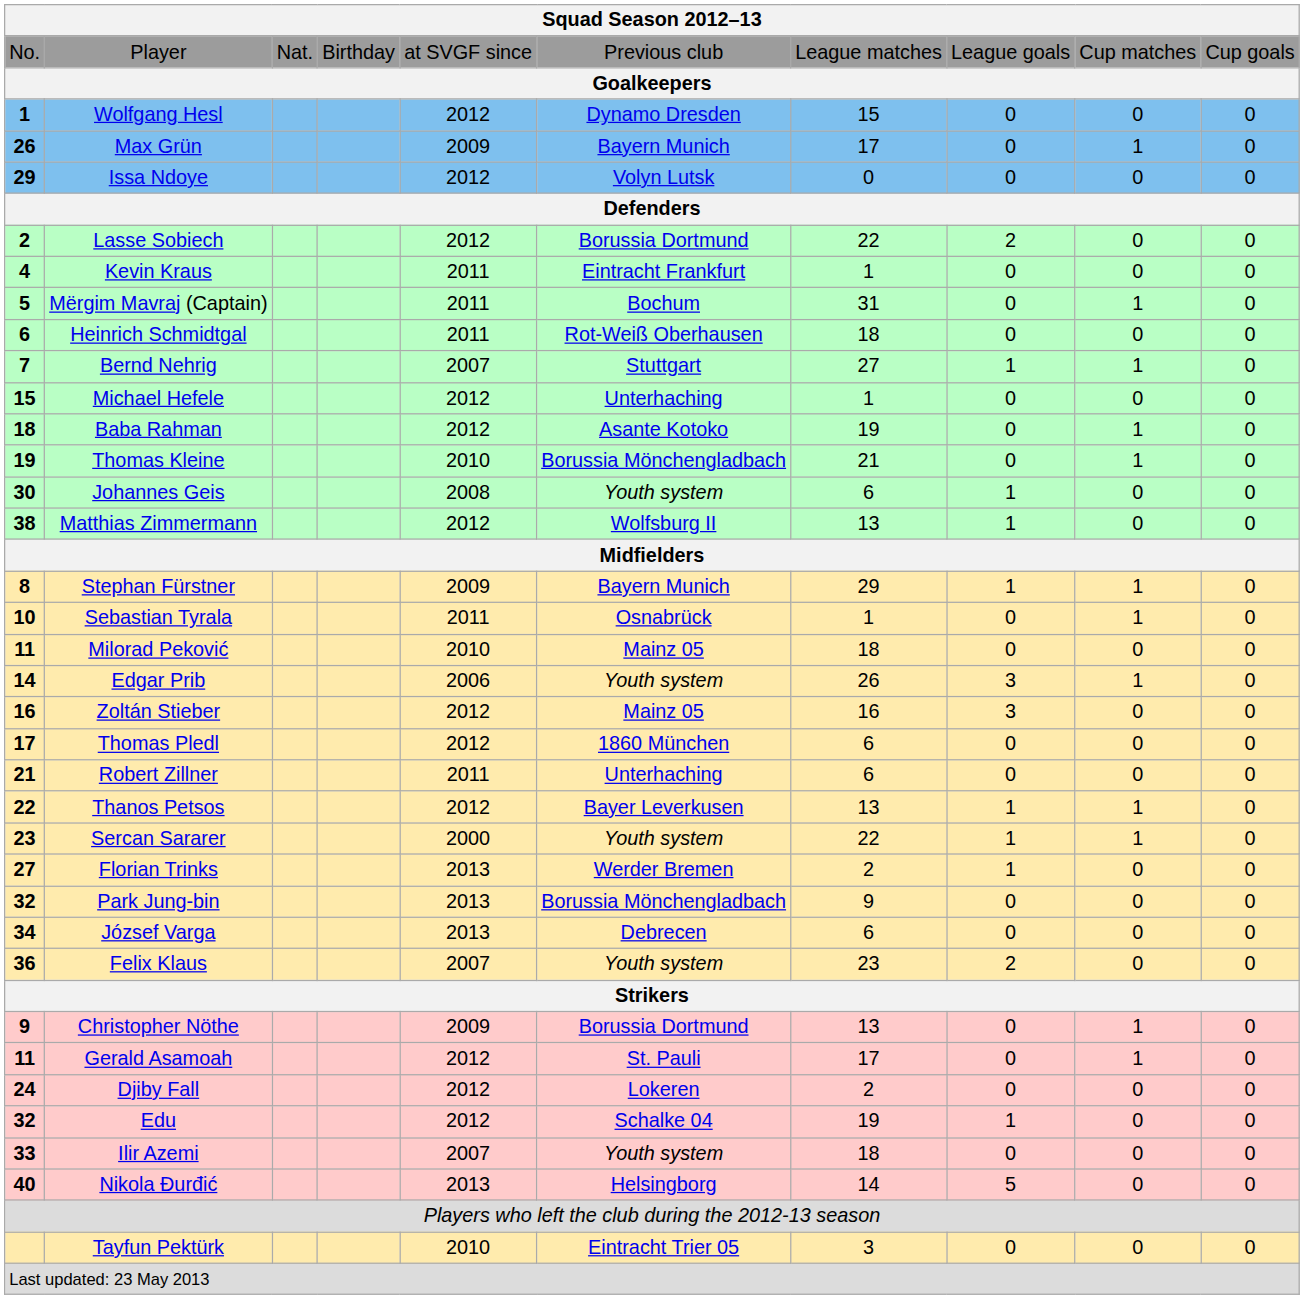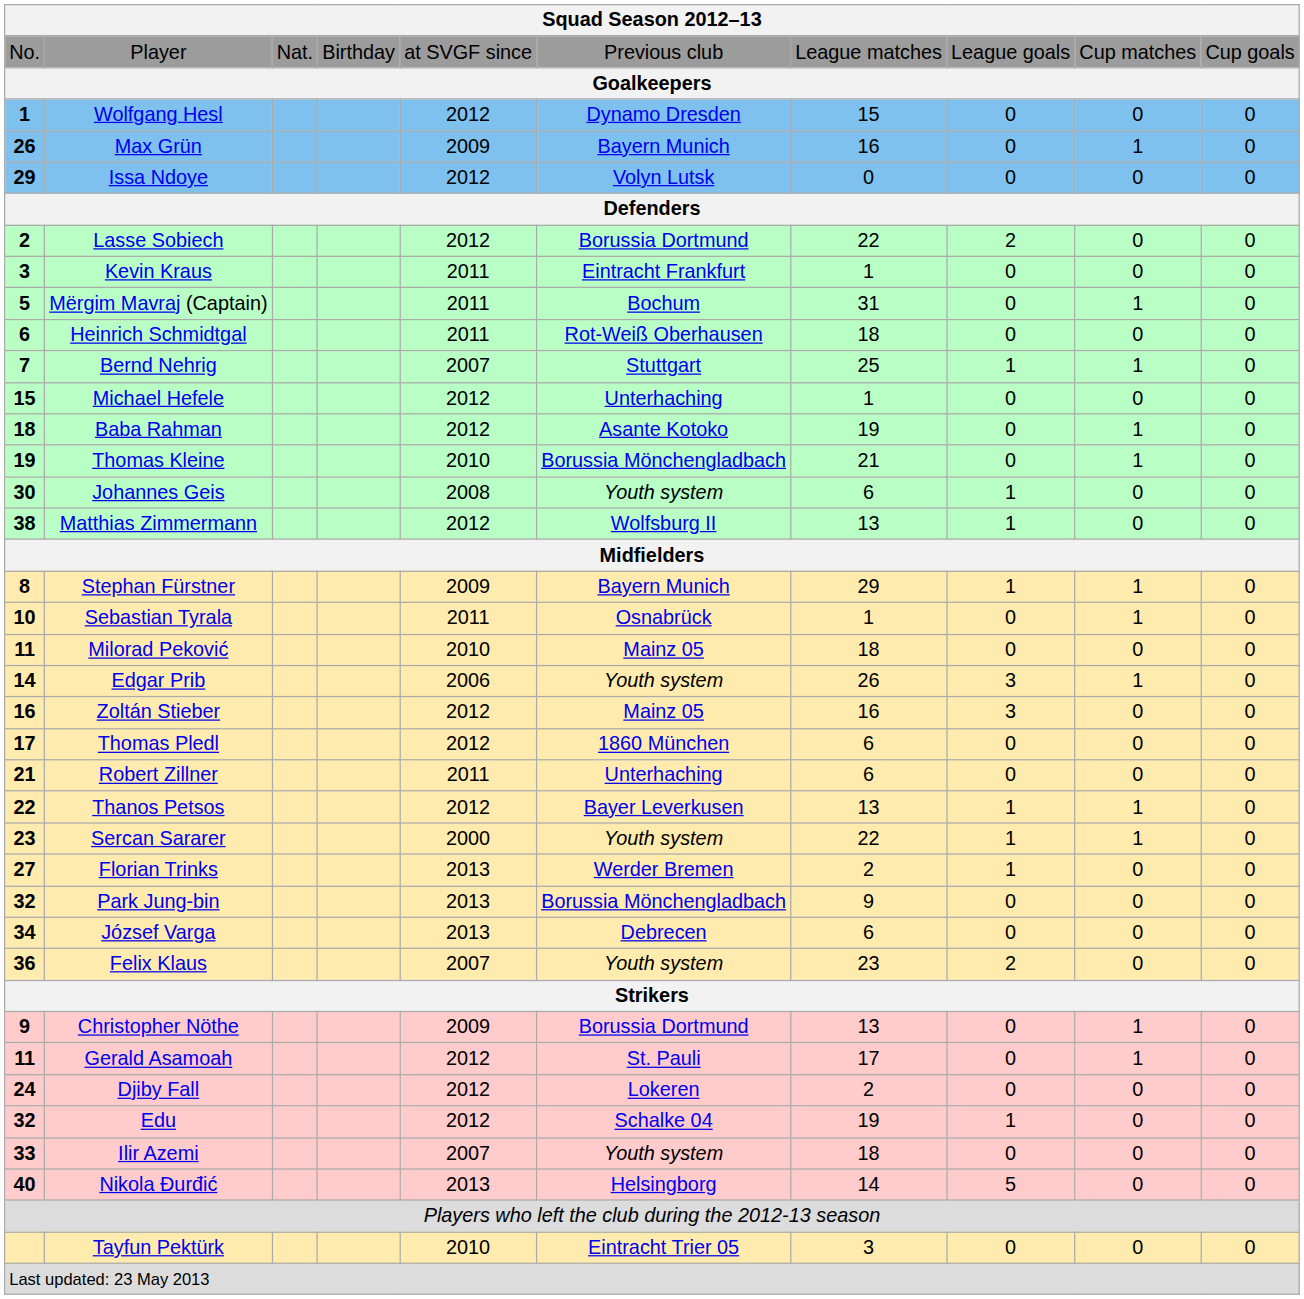(869, 146) 17 -> (869, 146) 16
(25, 271) 4 -> (25, 271) 3
(869, 366) 27 -> (869, 366) 25
